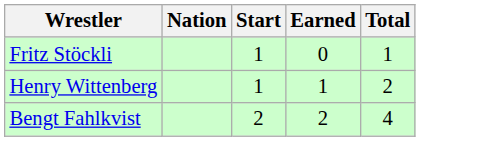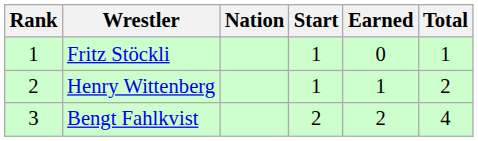+ column: (33, 20)
